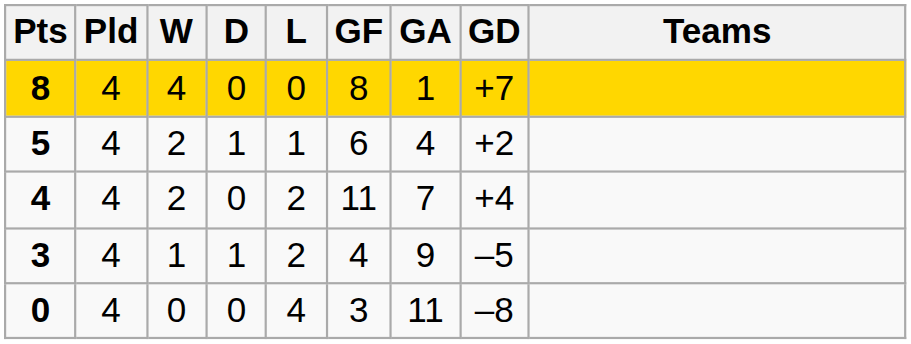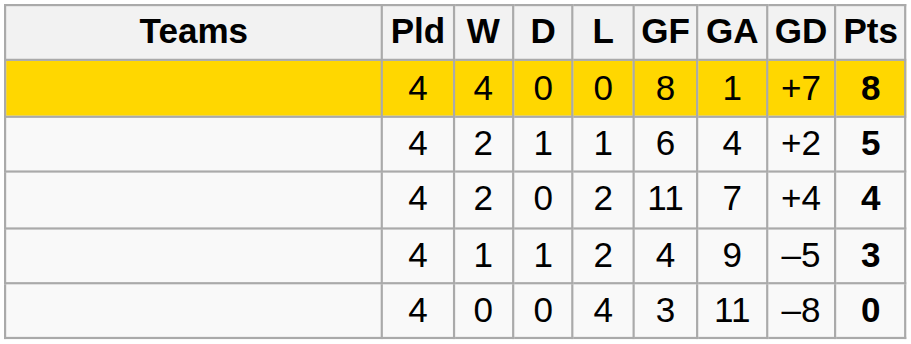columns swapped: (717, 32) <-> (40, 32)
